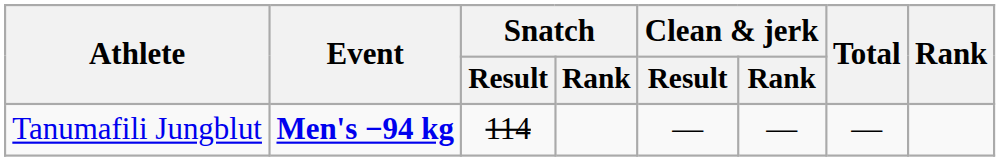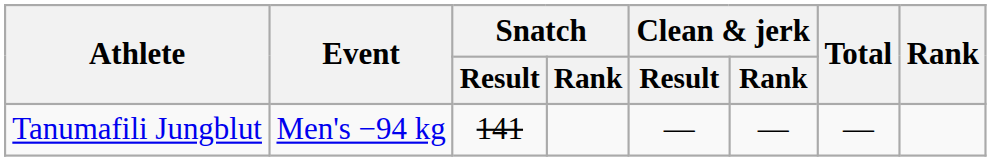(365, 129) bold -> (361, 129) normal
(508, 129) 114 -> (500, 129) 141
